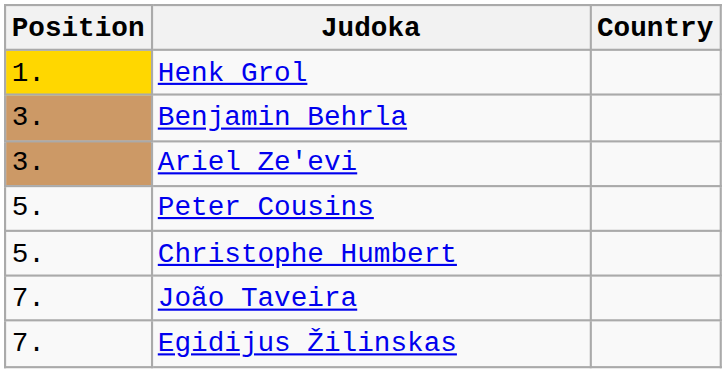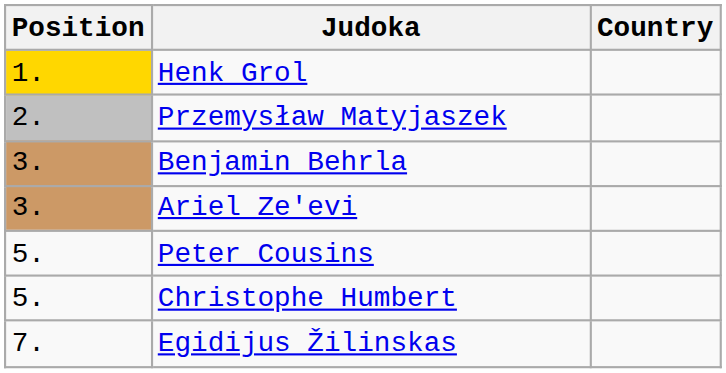+ row: (332, 118)
- row: (258, 298)
